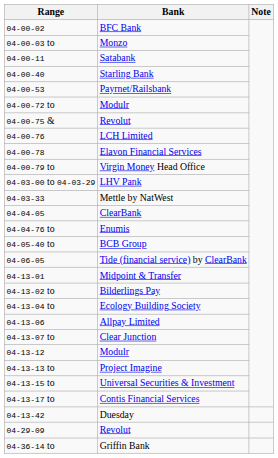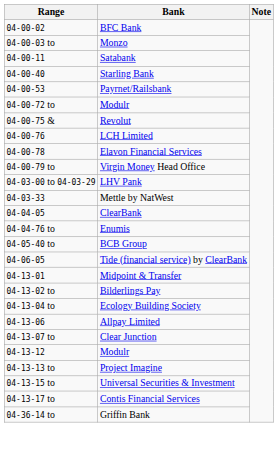- row: (26, 415)
- row: (26, 431)
